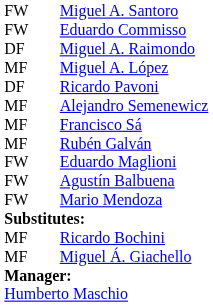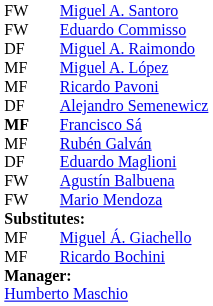(14, 86) DF -> (16, 86) MF
(16, 105) MF -> (14, 105) DF
(16, 124) normal -> (17, 124) bold
(16, 162) FW -> (14, 162) DF
rows swapped: (112, 237) <-> (126, 256)
